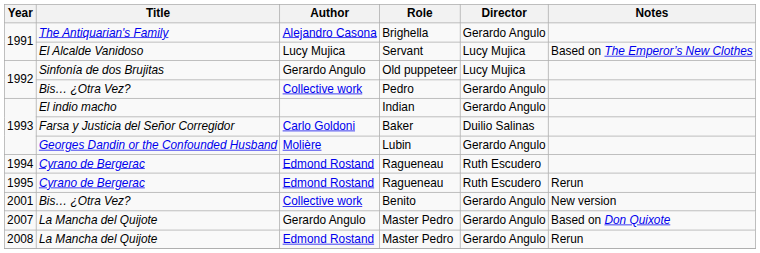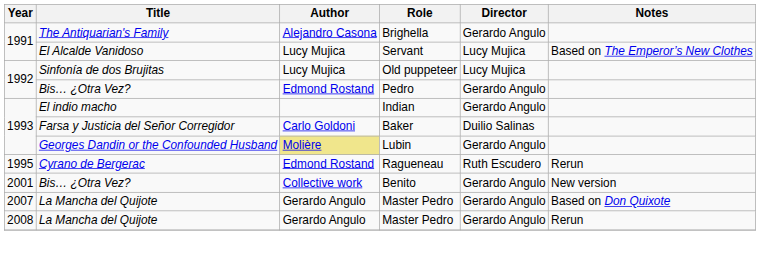(324, 70) Gerardo Angulo -> (314, 70) Lucy Mujica
(322, 88) Collective work -> (328, 88) Edmond Rostand
(302, 145) no background -> (302, 145) khaki background
- row: (20, 164)
(328, 239) Edmond Rostand -> (324, 220) Gerardo Angulo
